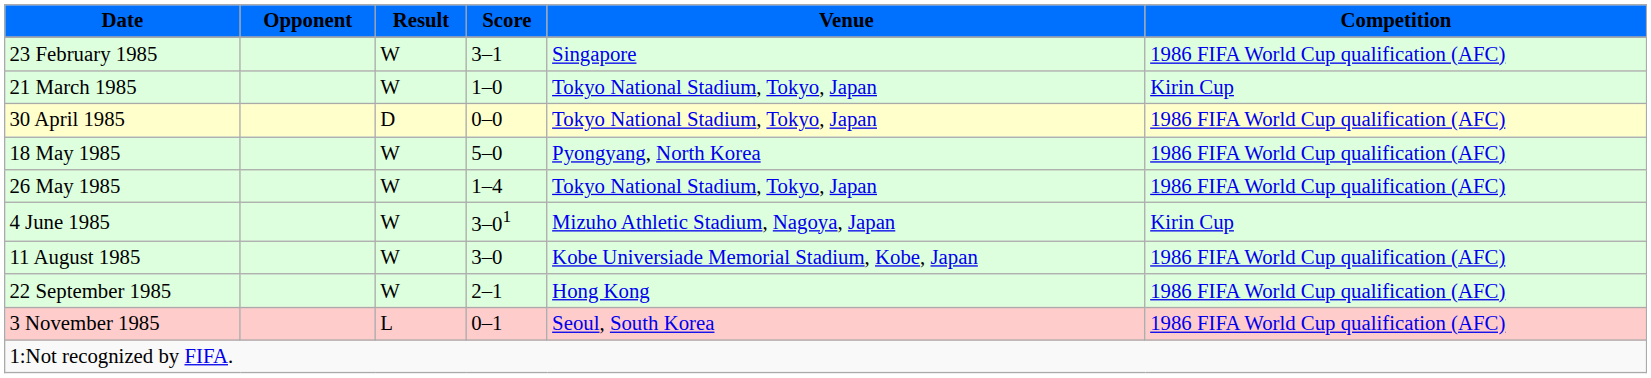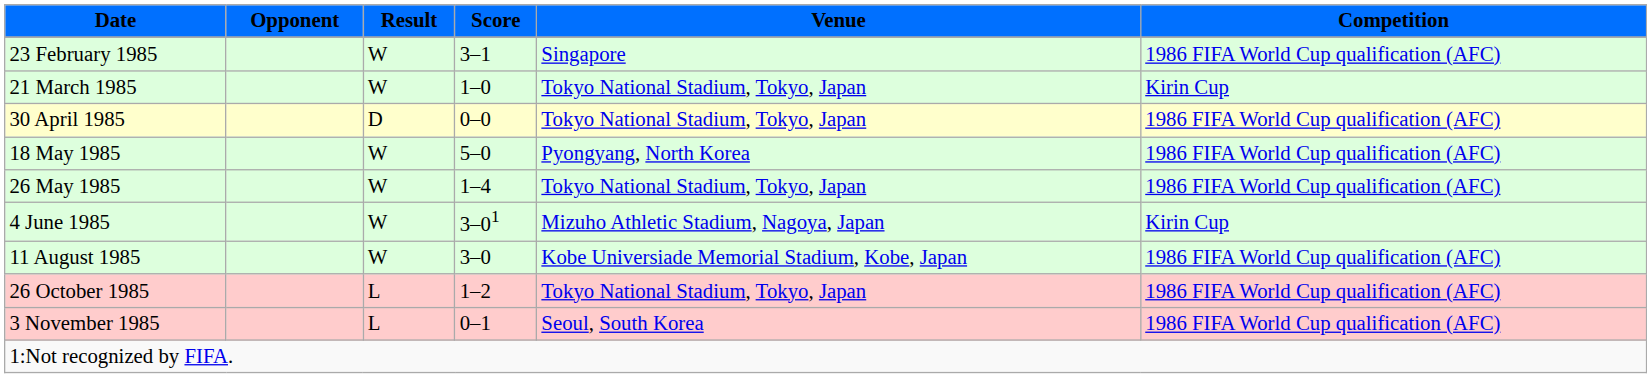- row: (90, 290)
+ row: (79, 290)
